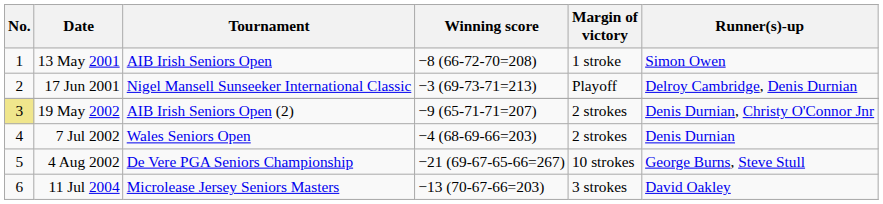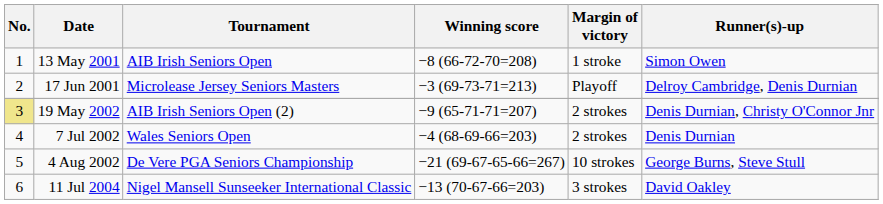(269, 86) Nigel Mansell Sunseeker International Classic -> (233, 86) Microlease Jersey Seniors Masters
(233, 187) Microlease Jersey Seniors Masters -> (269, 187) Nigel Mansell Sunseeker International Classic
